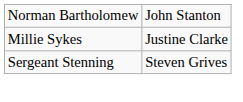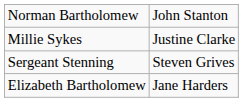+ row: (77, 85)
